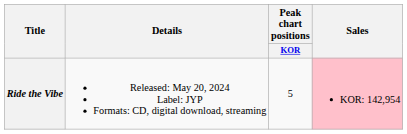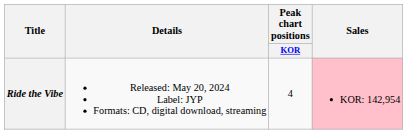(290, 93) 5 -> (290, 93) 4
